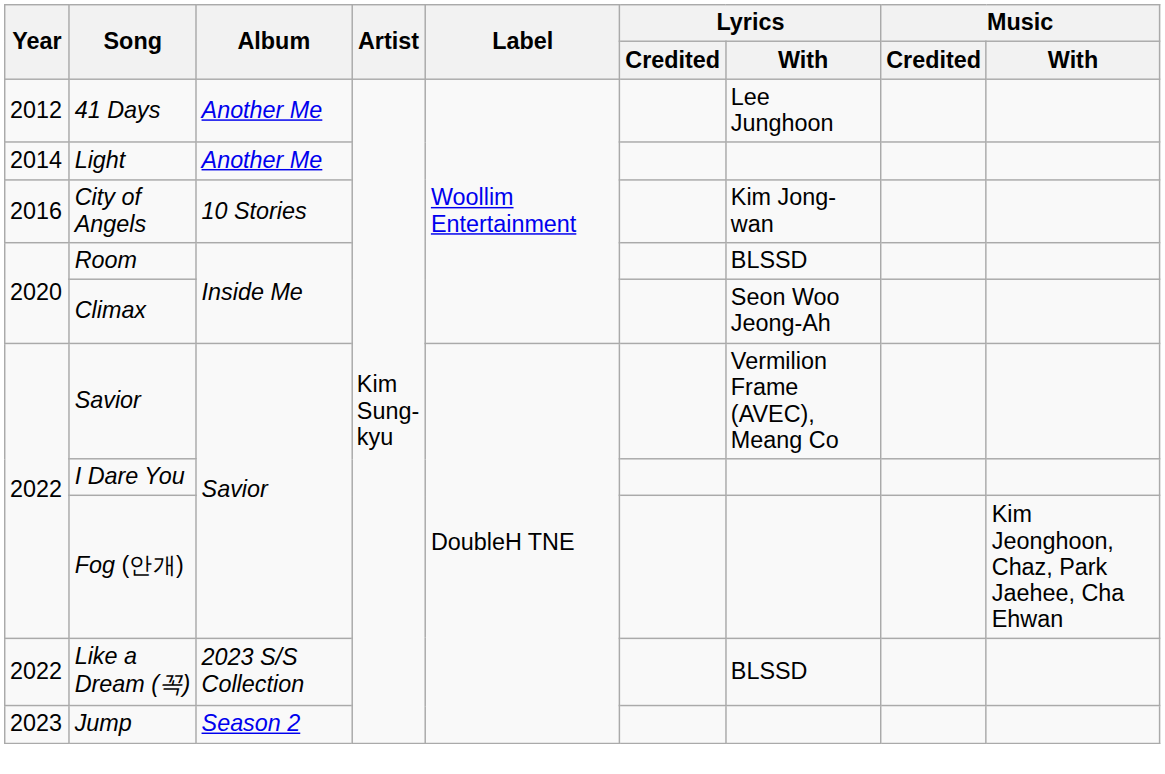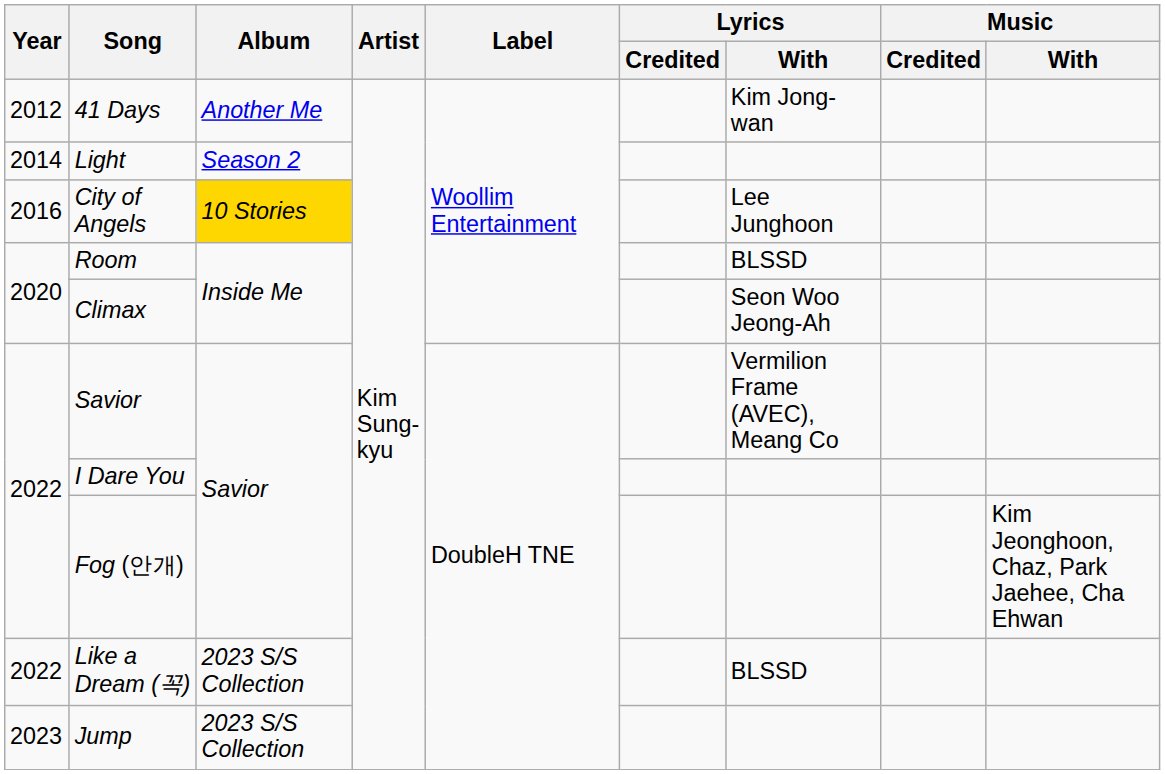(782, 110) Lee Junghoon -> (783, 110) Kim Jong-wan
(262, 160) Another Me -> (251, 160) Season 2
(254, 210) no background -> (254, 210) gold background
(783, 210) Kim Jong-wan -> (782, 210) Lee Junghoon
(251, 724) Season 2 -> (253, 737) 2023 S/S Collection
